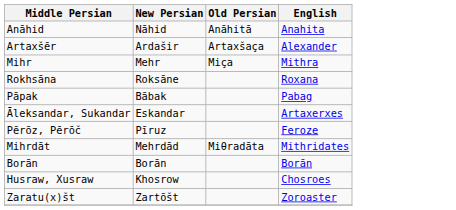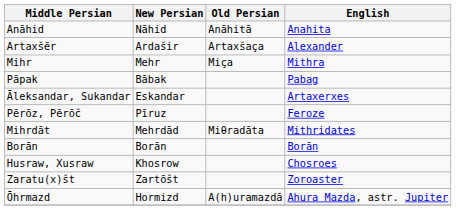- row: (32, 80)
+ row: (28, 197)
